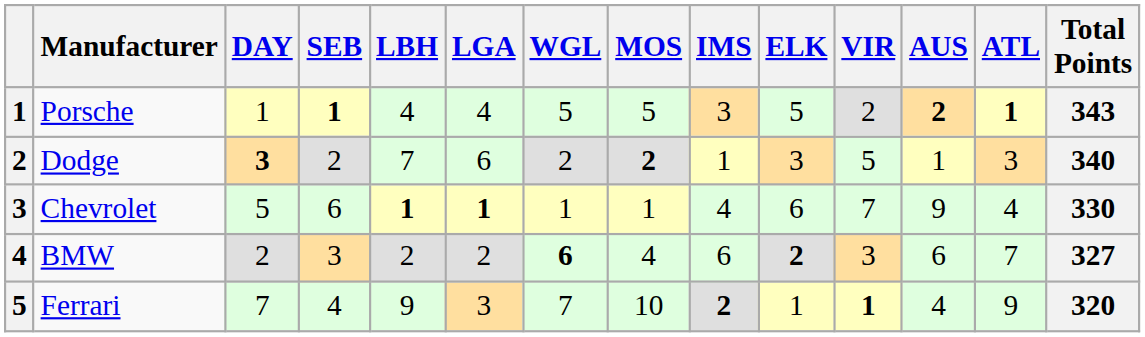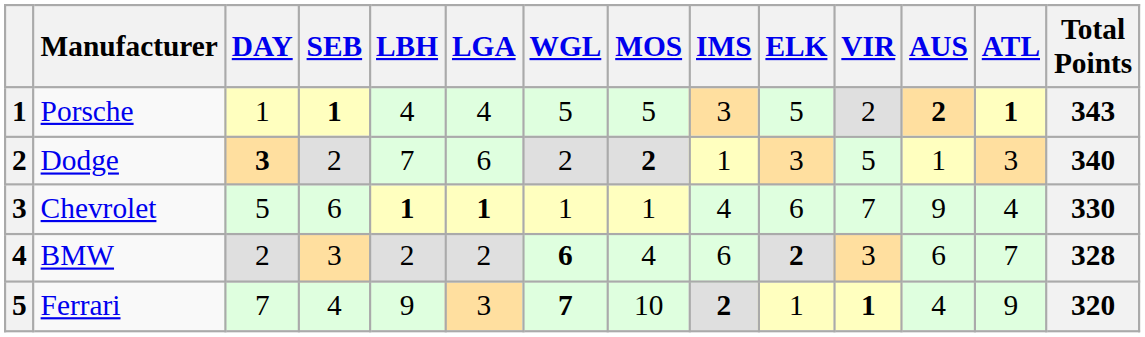(1093, 256) 327 -> (1093, 256) 328
(565, 305) normal -> (565, 305) bold
